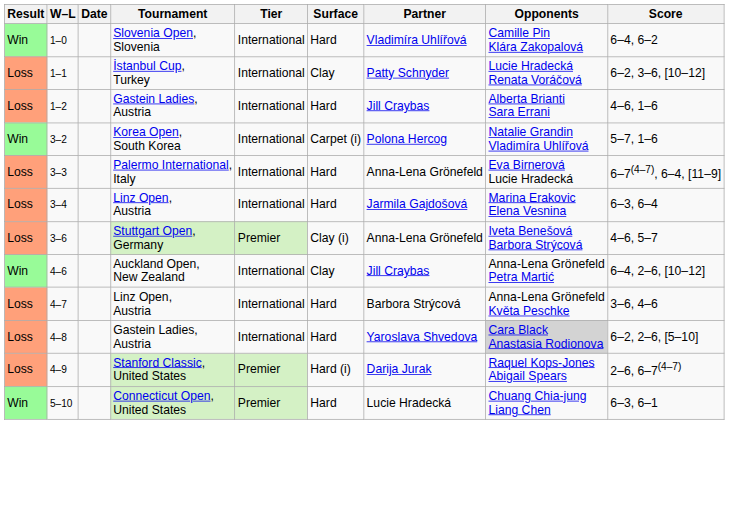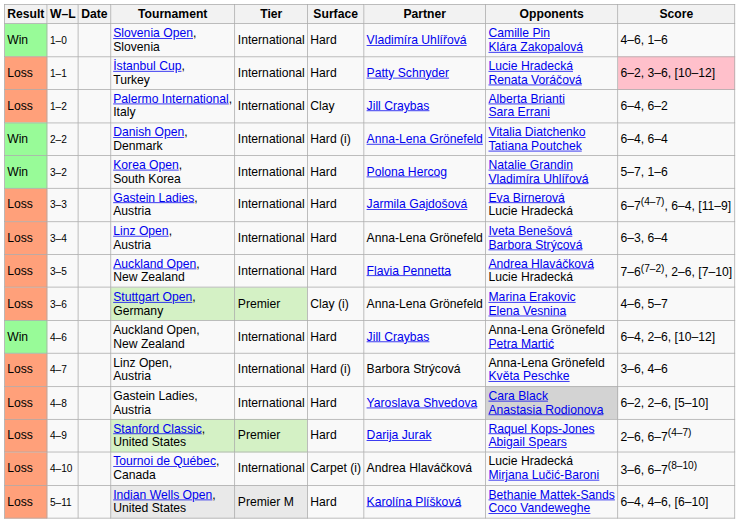(634, 40) 6–4, 6–2 -> (644, 40) 4–6, 1–6
(322, 73) Clay -> (323, 73) Hard
(658, 73) no background -> (668, 73) pink background
(155, 106) Gastein Ladies, Austria -> (173, 106) Palermo International, Italy
(323, 106) Hard -> (322, 106) Clay
(634, 106) 4–6, 1–6 -> (644, 106) 6–4, 6–2
+ row: (58, 139)
(336, 139) Carpet (i) -> (323, 172) Hard
(173, 172) Palermo International, Italy -> (155, 205) Gastein Ladies, Austria
(425, 172) Anna-Lena Grönefeld -> (417, 205) Jarmila Gajdošová
(417, 205) Jarmila Gajdošová -> (425, 238) Anna-Lena Grönefeld
(532, 205) Marina Erakovic Elena Vesnina -> (535, 238) Iveta Benešová Barbora Strýcová
+ row: (58, 271)
(535, 238) Iveta Benešová Barbora Strýcová -> (532, 303) Marina Erakovic Elena Vesnina
(322, 271) Clay -> (323, 336) Hard
(323, 303) Hard -> (331, 369) Hard (i)
(331, 369) Hard (i) -> (323, 435) Hard
+ row: (61, 469)
- row: (61, 403)
+ row: (61, 502)
